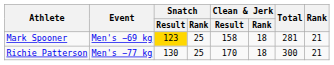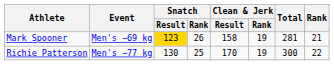(199, 39) 25 -> (199, 39) 26
(262, 39) 18 -> (262, 39) 19
(262, 53) 18 -> (262, 53) 19
(317, 53) 21 -> (317, 53) 22
